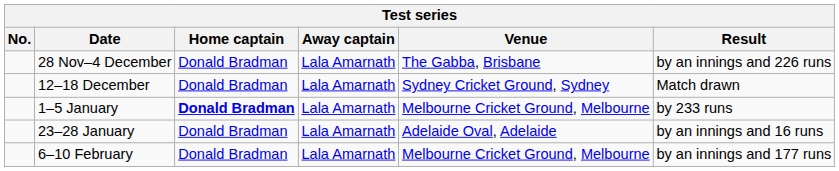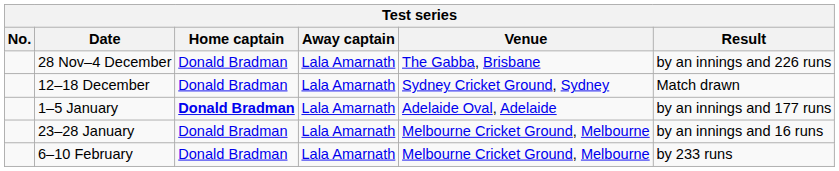(526, 108) Melbourne Cricket Ground, Melbourne -> (479, 108) Adelaide Oval, Adelaide
(694, 108) by 233 runs -> (744, 108) by an innings and 177 runs
(479, 131) Adelaide Oval, Adelaide -> (526, 131) Melbourne Cricket Ground, Melbourne
(744, 154) by an innings and 177 runs -> (694, 154) by 233 runs
